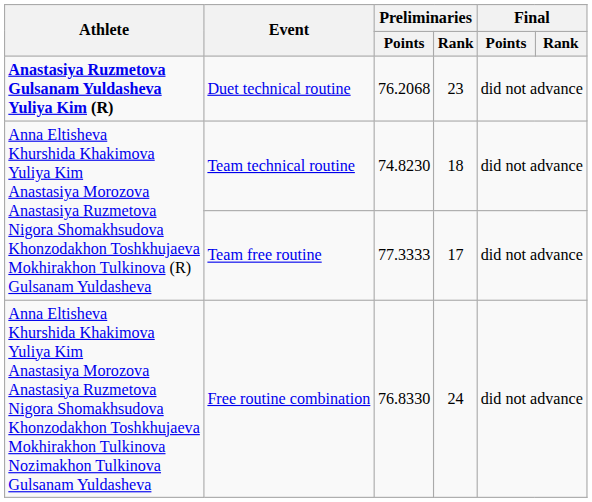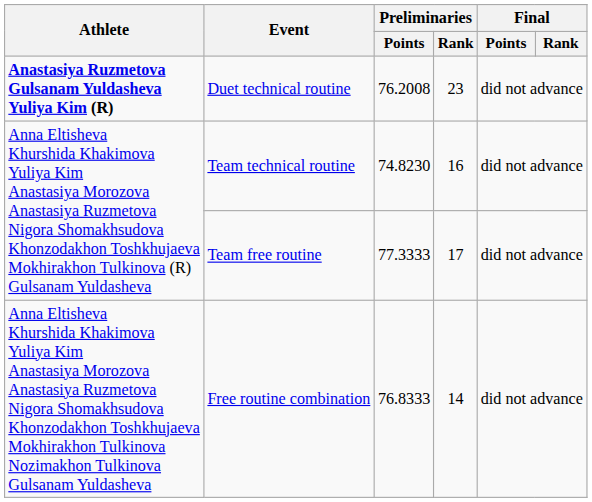(404, 88) 76.2068 -> (404, 88) 76.2008
(456, 166) 18 -> (456, 166) 16
(404, 399) 76.8330 -> (404, 399) 76.8333
(456, 399) 24 -> (456, 399) 14
